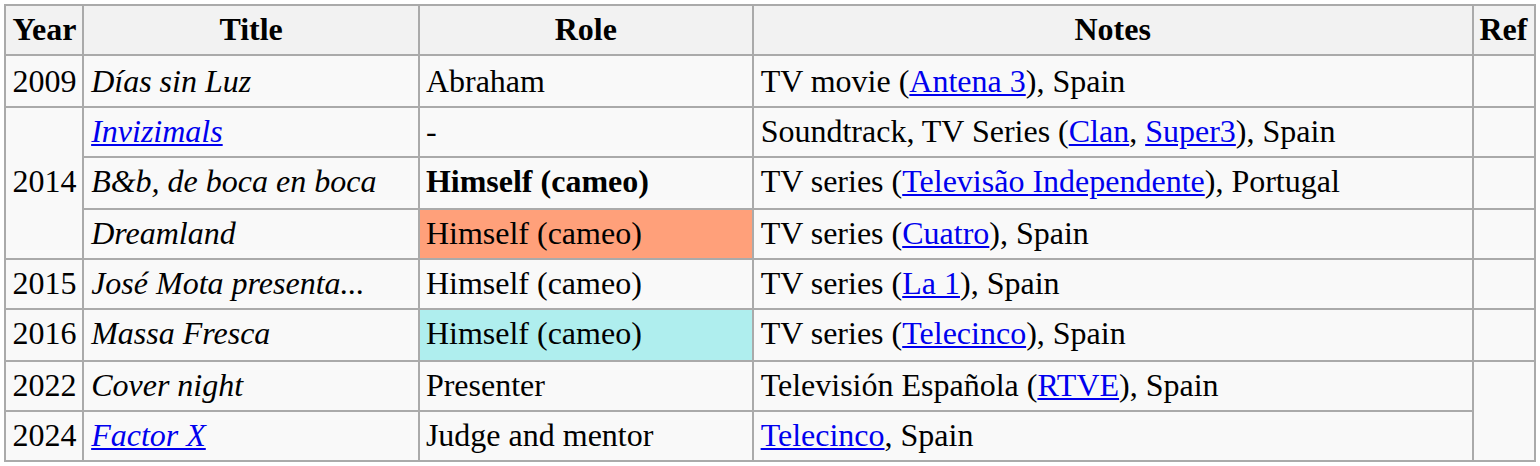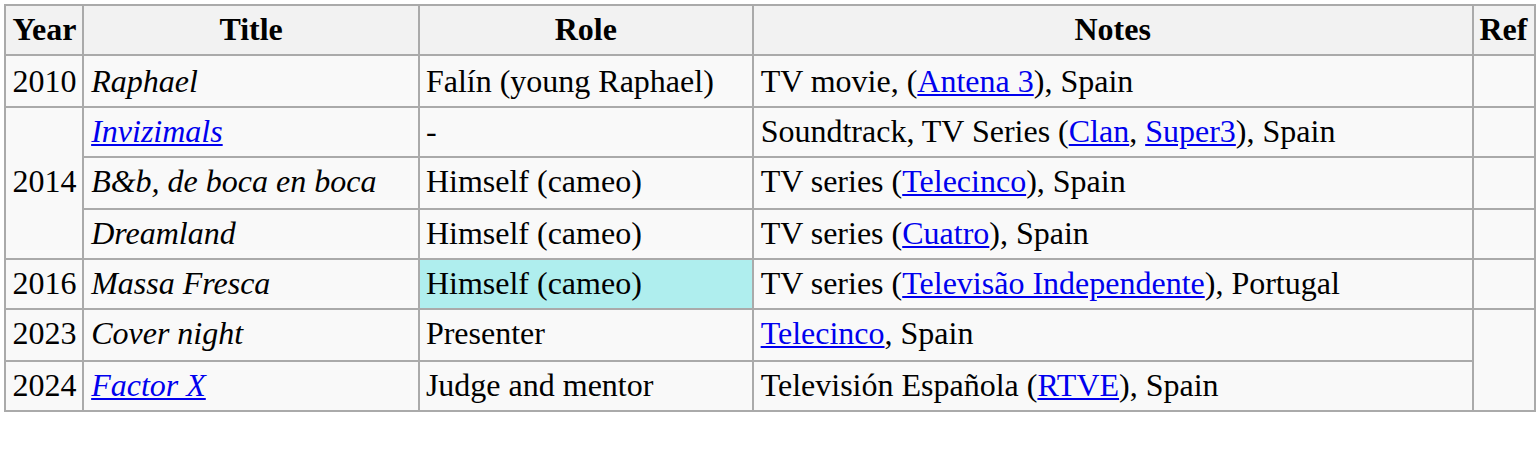- row: (171, 80)
+ row: (144, 80)
(537, 182) bold -> (534, 182) normal
(1050, 182) TV series (Televisão Independente), Portugal -> (943, 182) TV series (Telecinco), Spain
(534, 232) lightsalmon background -> (534, 232) no background
- row: (228, 283)
(943, 334) TV series (Telecinco), Spain -> (1050, 283) TV series (Televisão Independente), Portugal
(44, 385) 2022 -> (44, 334) 2023
(990, 385) Televisión Española (RTVE), Spain -> (867, 334) Telecinco, Spain
(867, 435) Telecinco, Spain -> (990, 385) Televisión Española (RTVE), Spain
